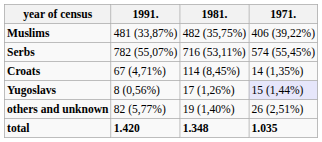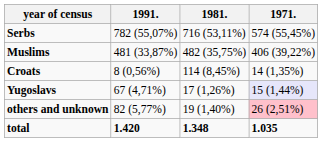rows swapped: (21, 52) <-> (28, 33)
(140, 71) 67 (4,71%) -> (137, 71) 8 (0,56%)
(137, 90) 8 (0,56%) -> (140, 90) 67 (4,71%)
(277, 109) no background -> (277, 109) pink background
